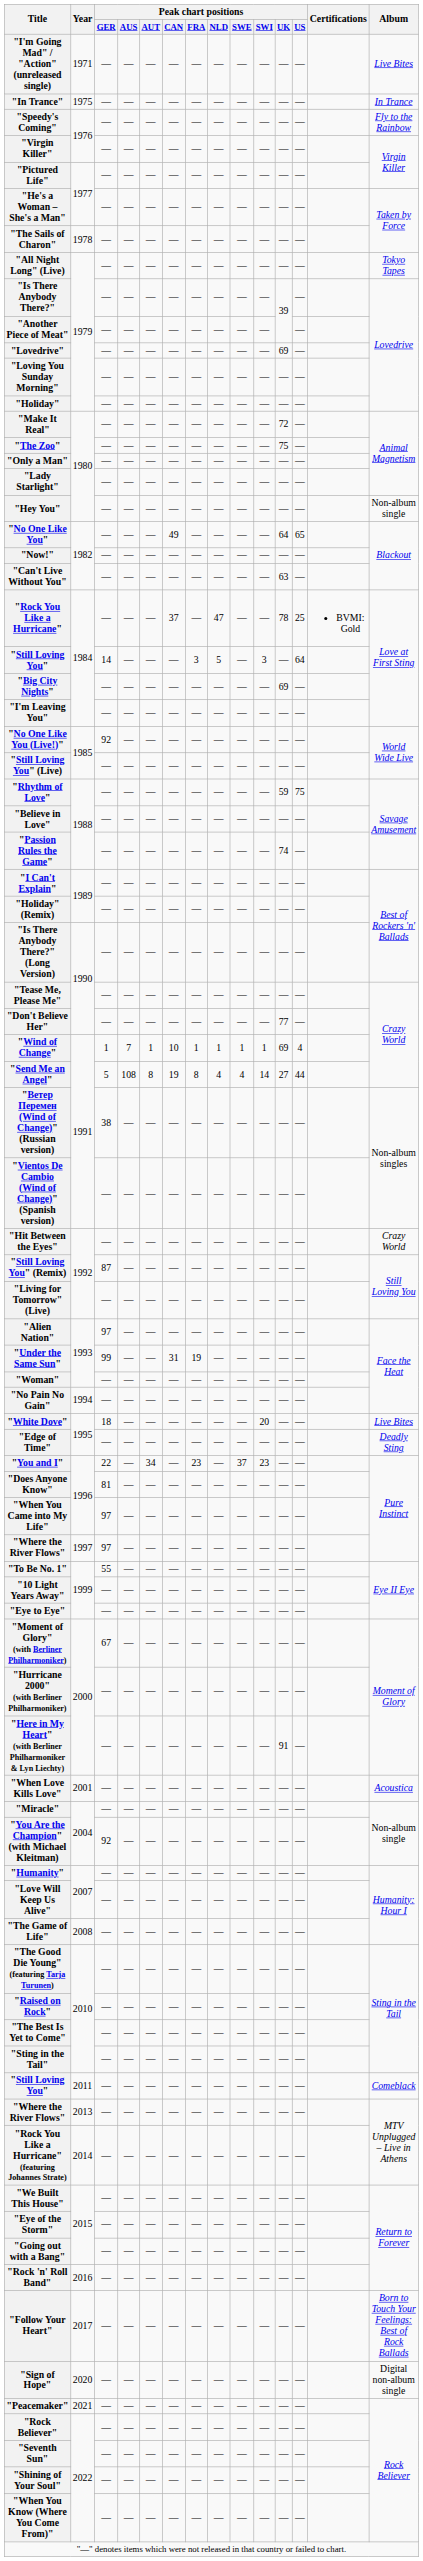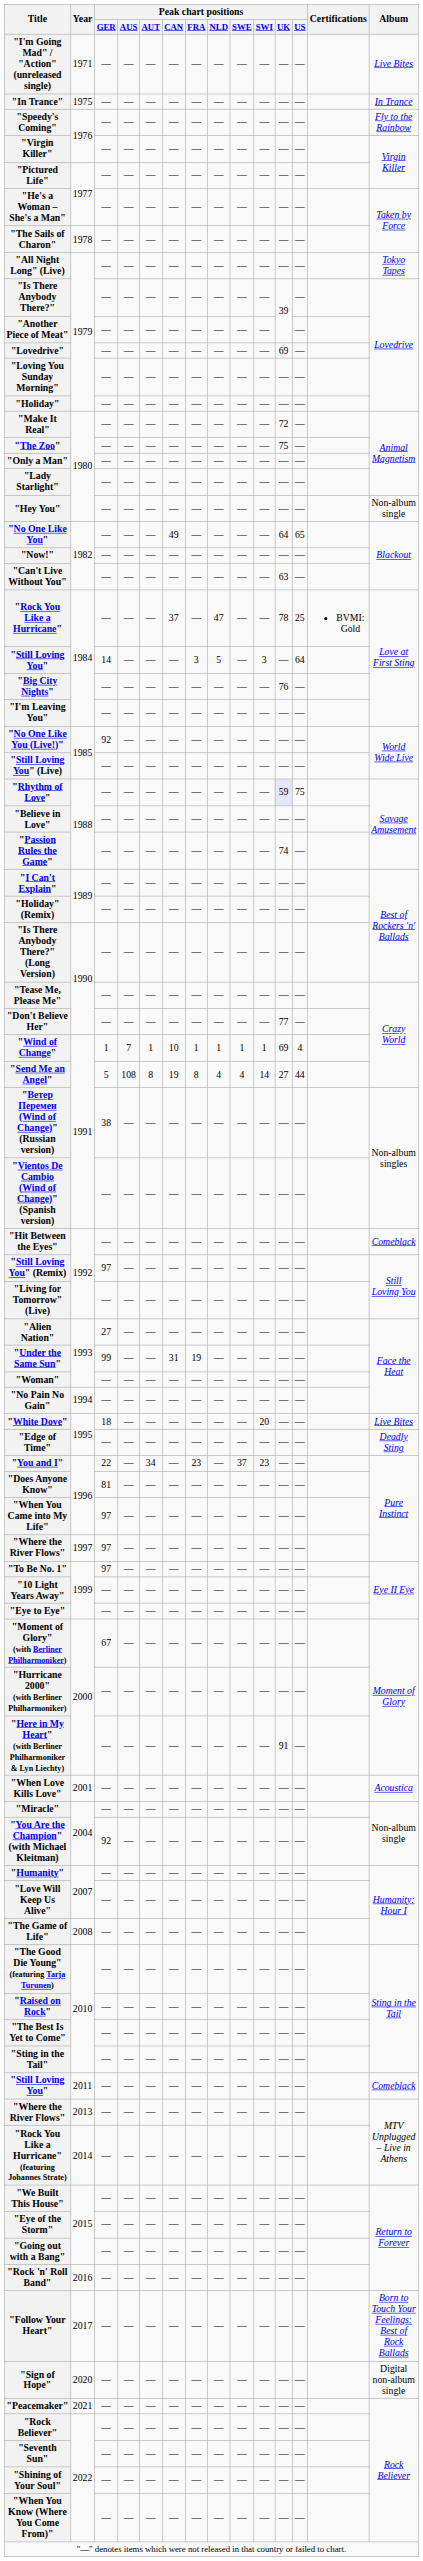(284, 686) 69 -> (284, 686) 76
(284, 792) no background -> (284, 792) lavender background
(394, 1241) Crazy World -> (394, 1241) Comeblack
(106, 1268) 87 -> (106, 1268) 97
(106, 1332) 97 -> (106, 1332) 27
(106, 1569) 55 -> (106, 1569) 97
